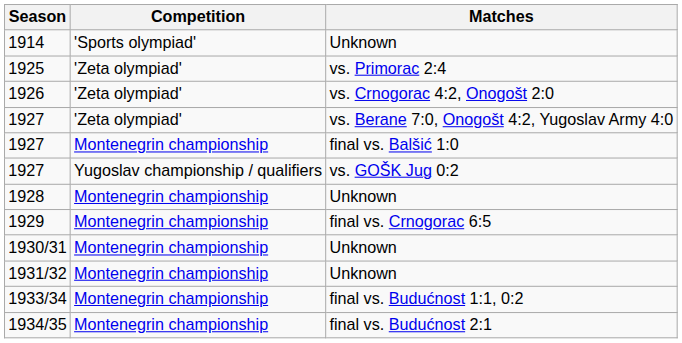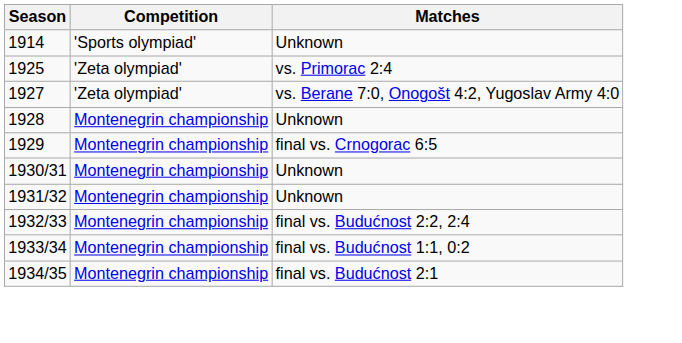- row: (26, 94)
- row: (26, 145)
- row: (26, 171)
+ row: (37, 222)
